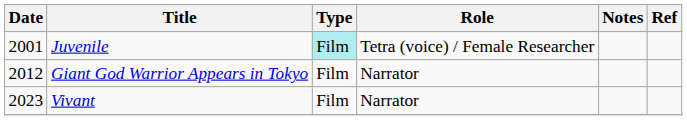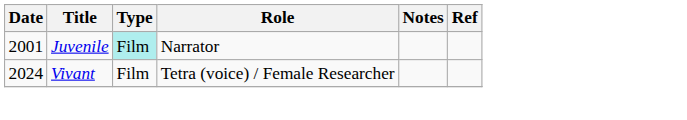(477, 45) Tetra (voice) / Female Researcher -> (190, 45) Narrator
- row: (180, 73)
(26, 100) 2023 -> (26, 73) 2024
(390, 100) Narrator -> (278, 73) Tetra (voice) / Female Researcher
